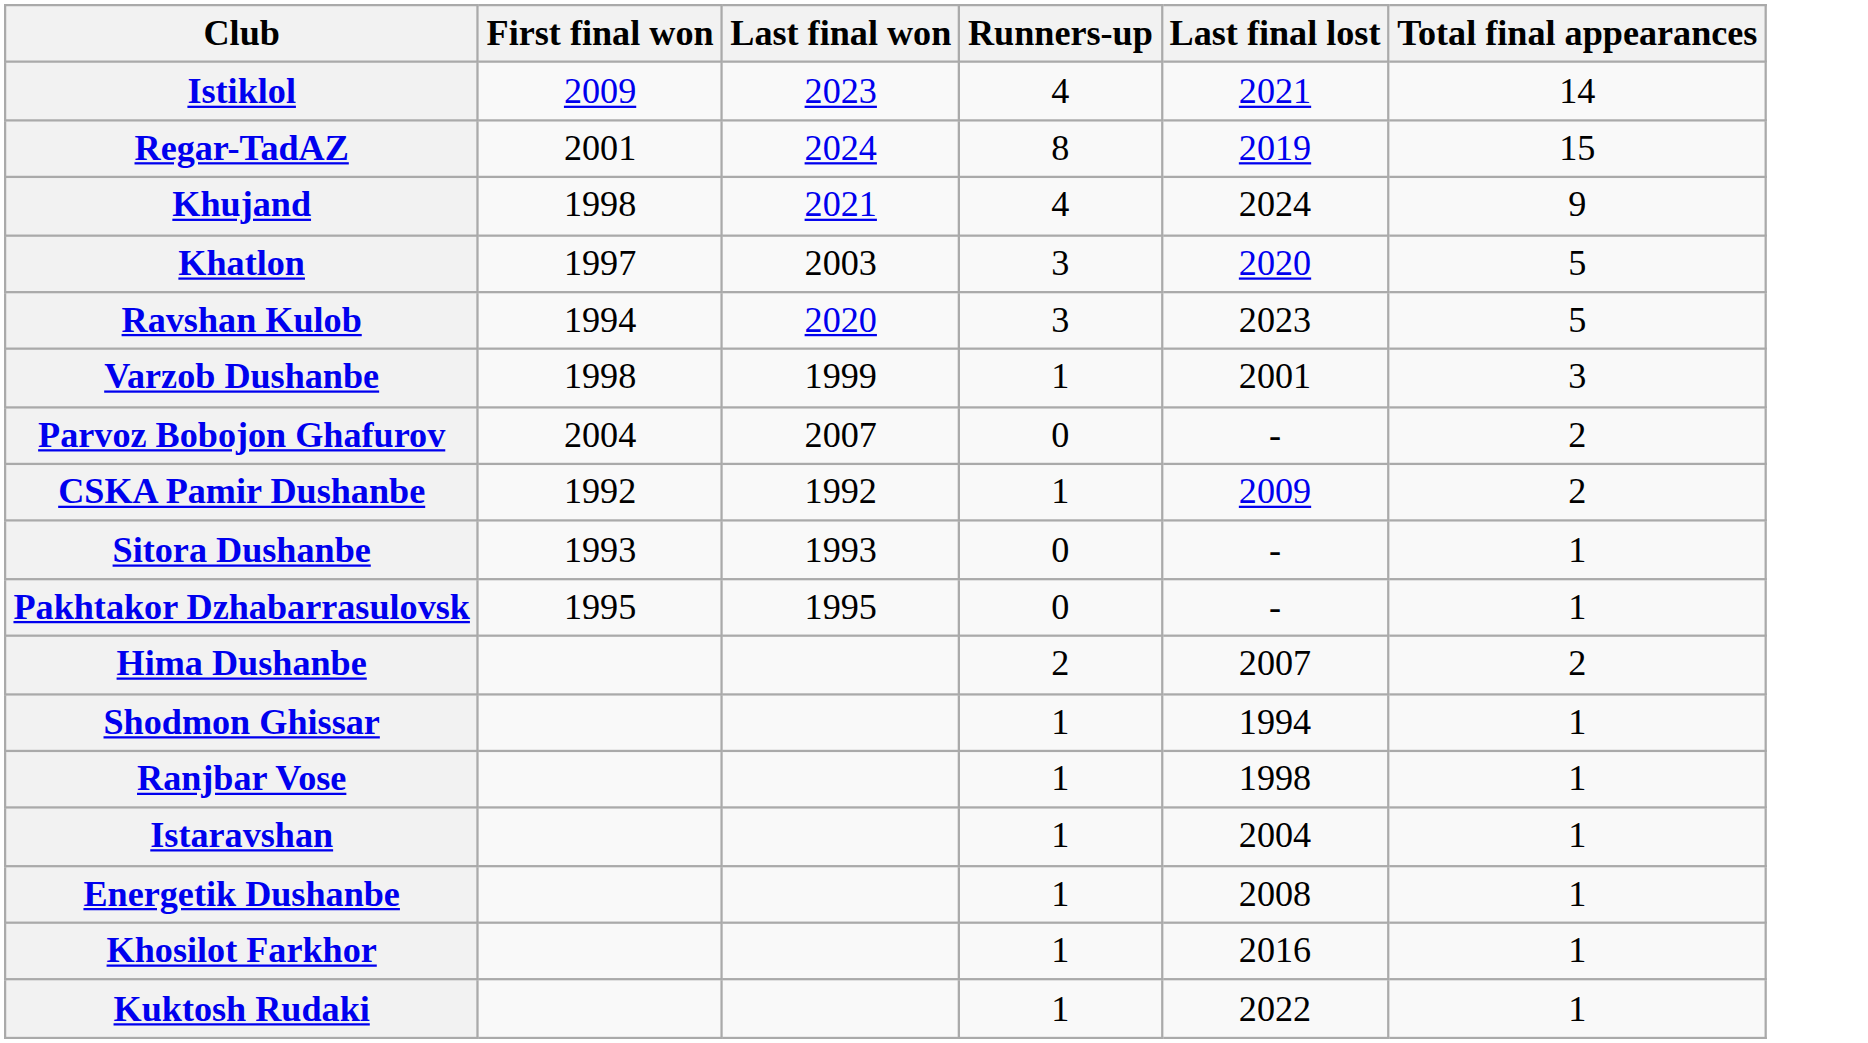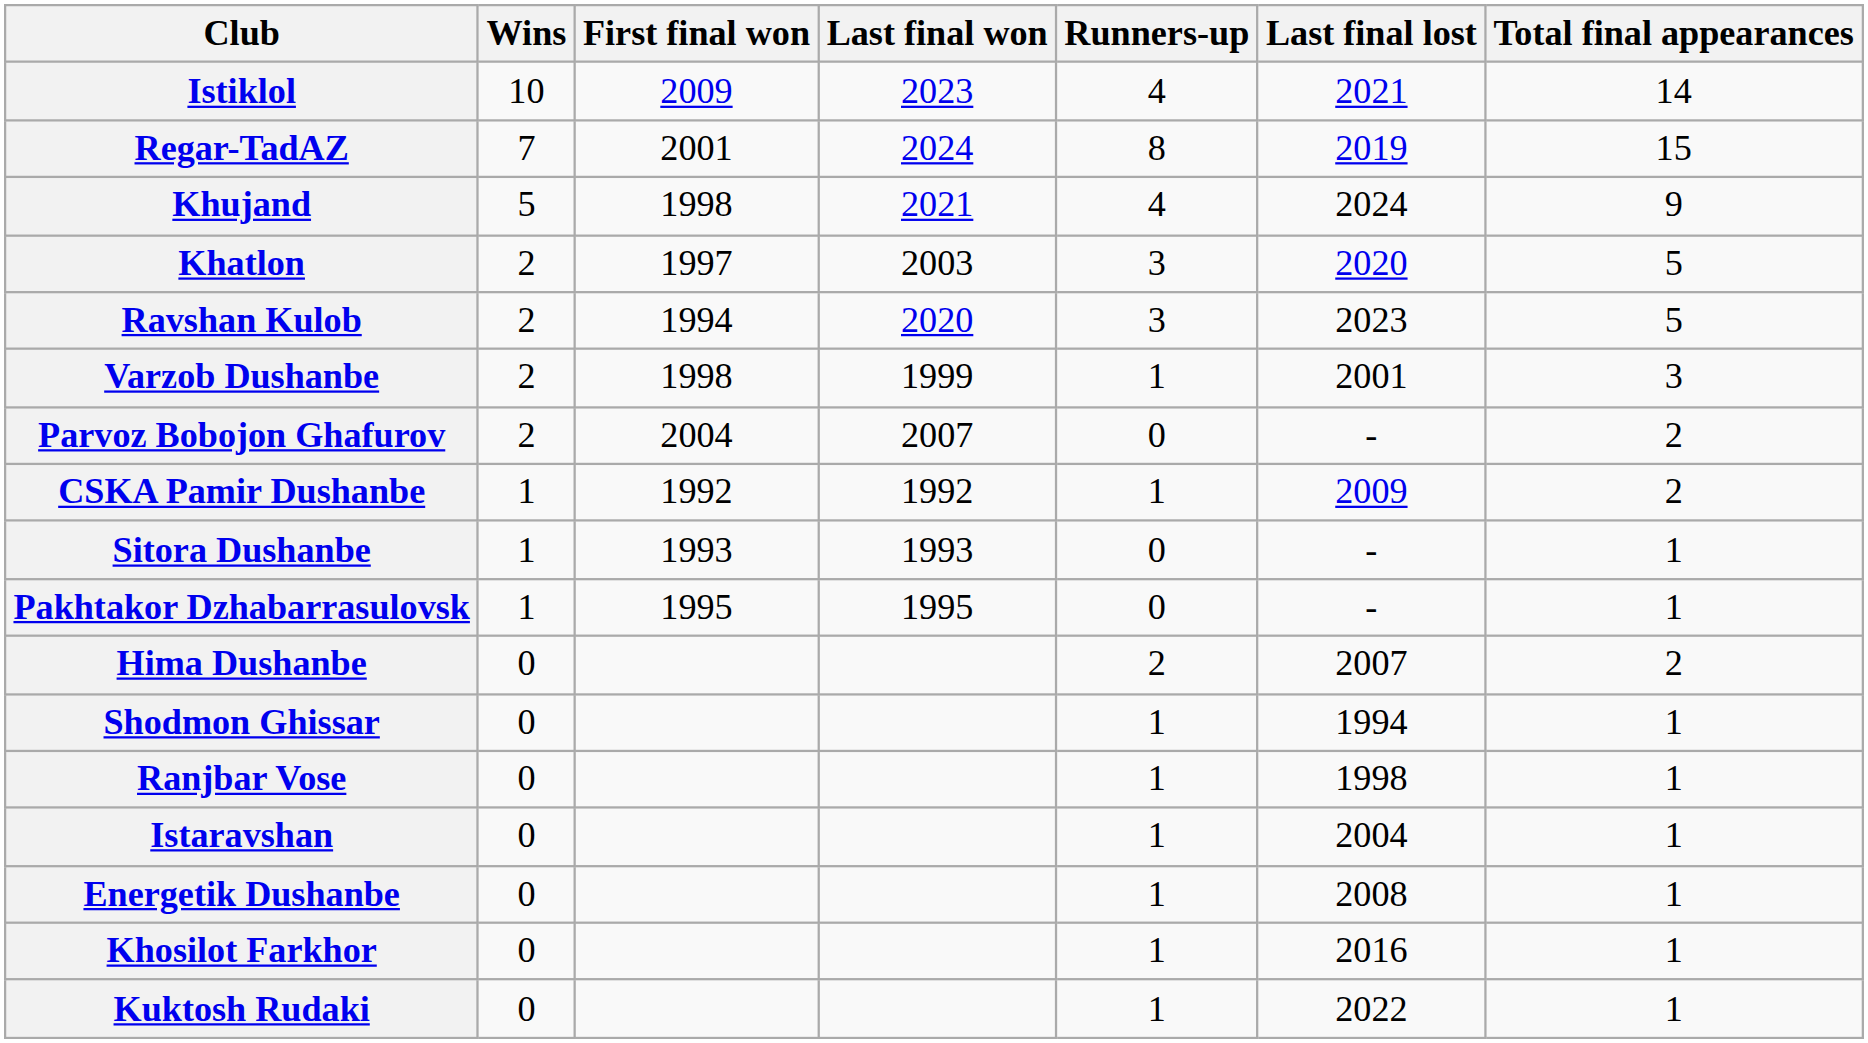+ column: (526, 33)
